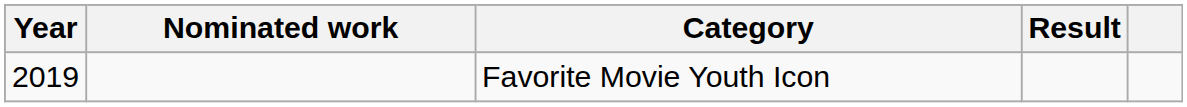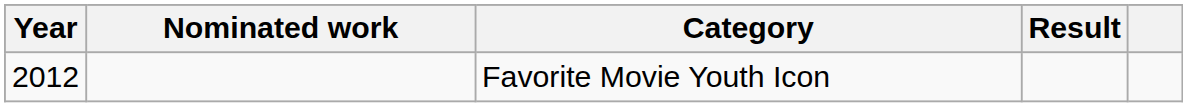(46, 76) 2019 -> (46, 76) 2012
